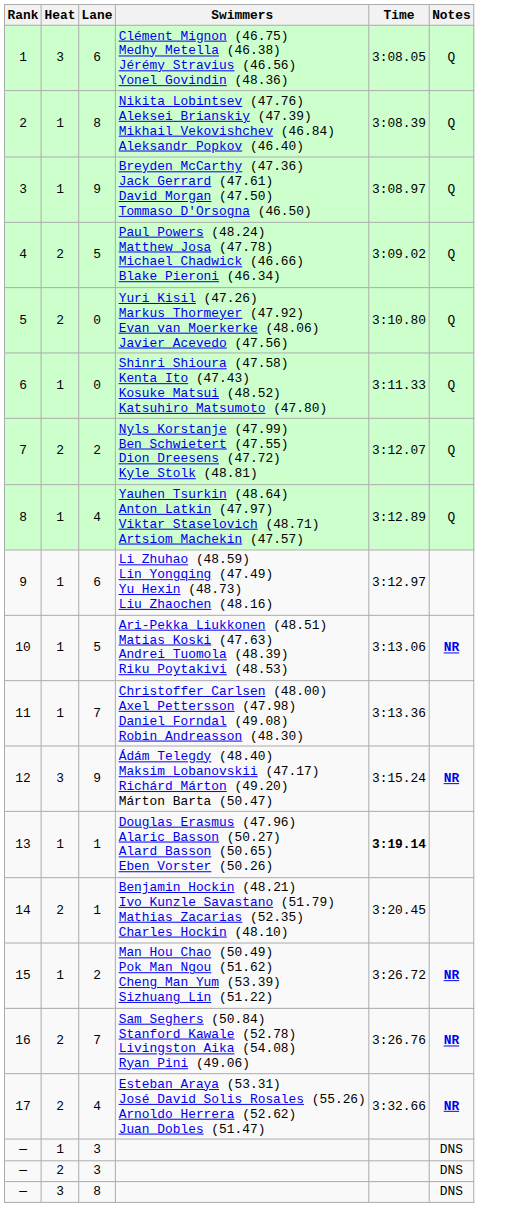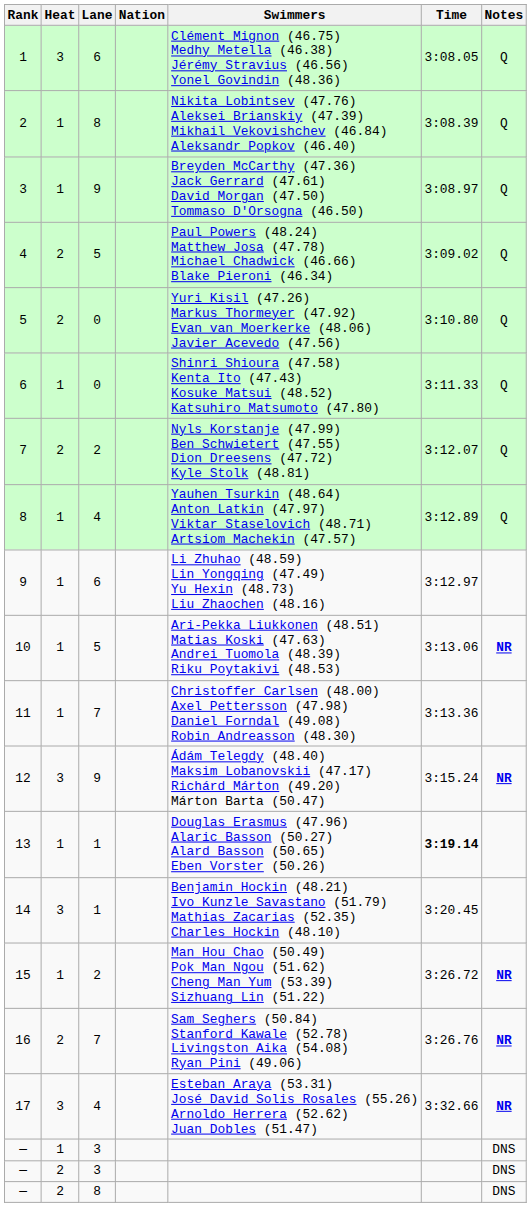+ column: (142, 15)
(60, 910) 2 -> (60, 910) 3
(60, 1107) 2 -> (60, 1107) 3
(60, 1192) 3 -> (60, 1192) 2
